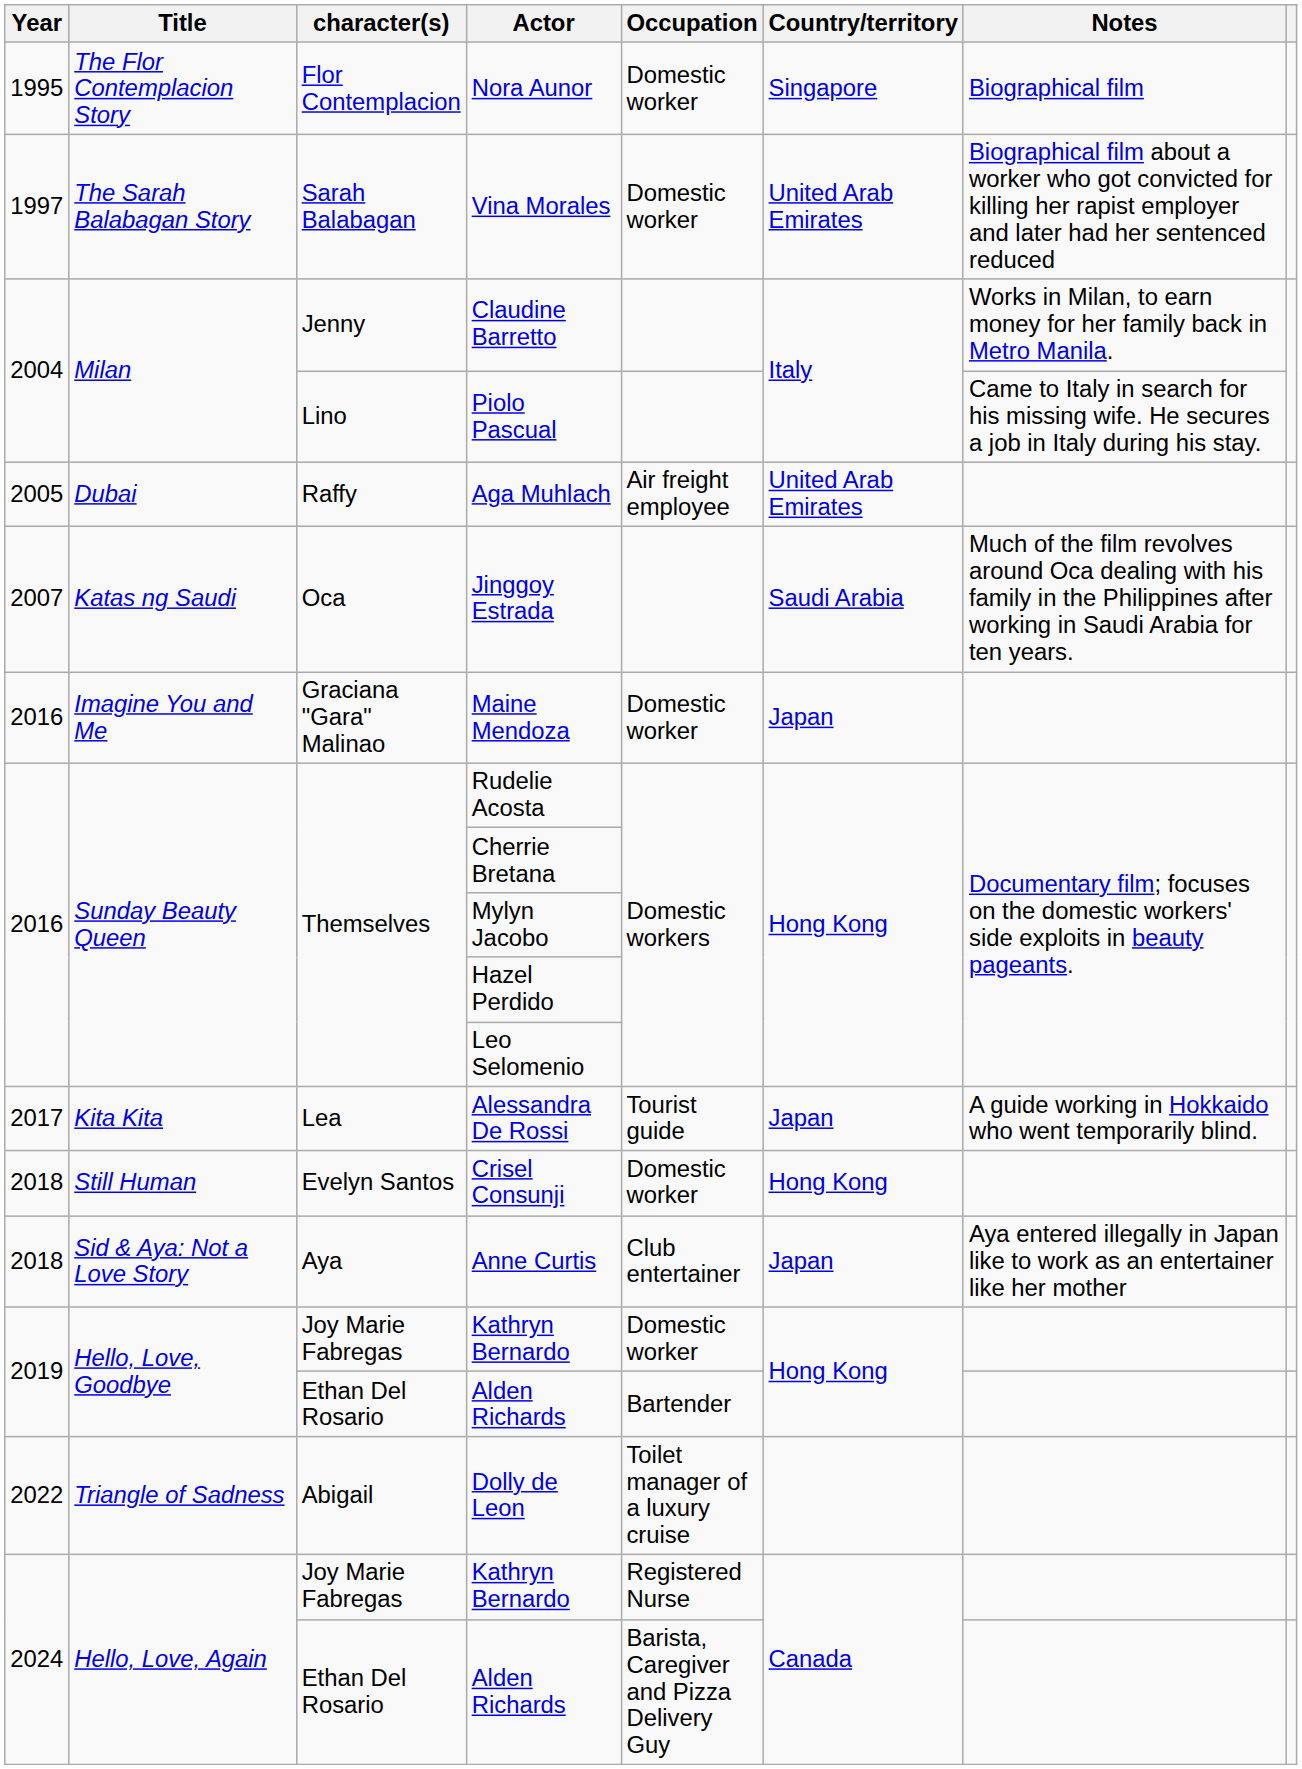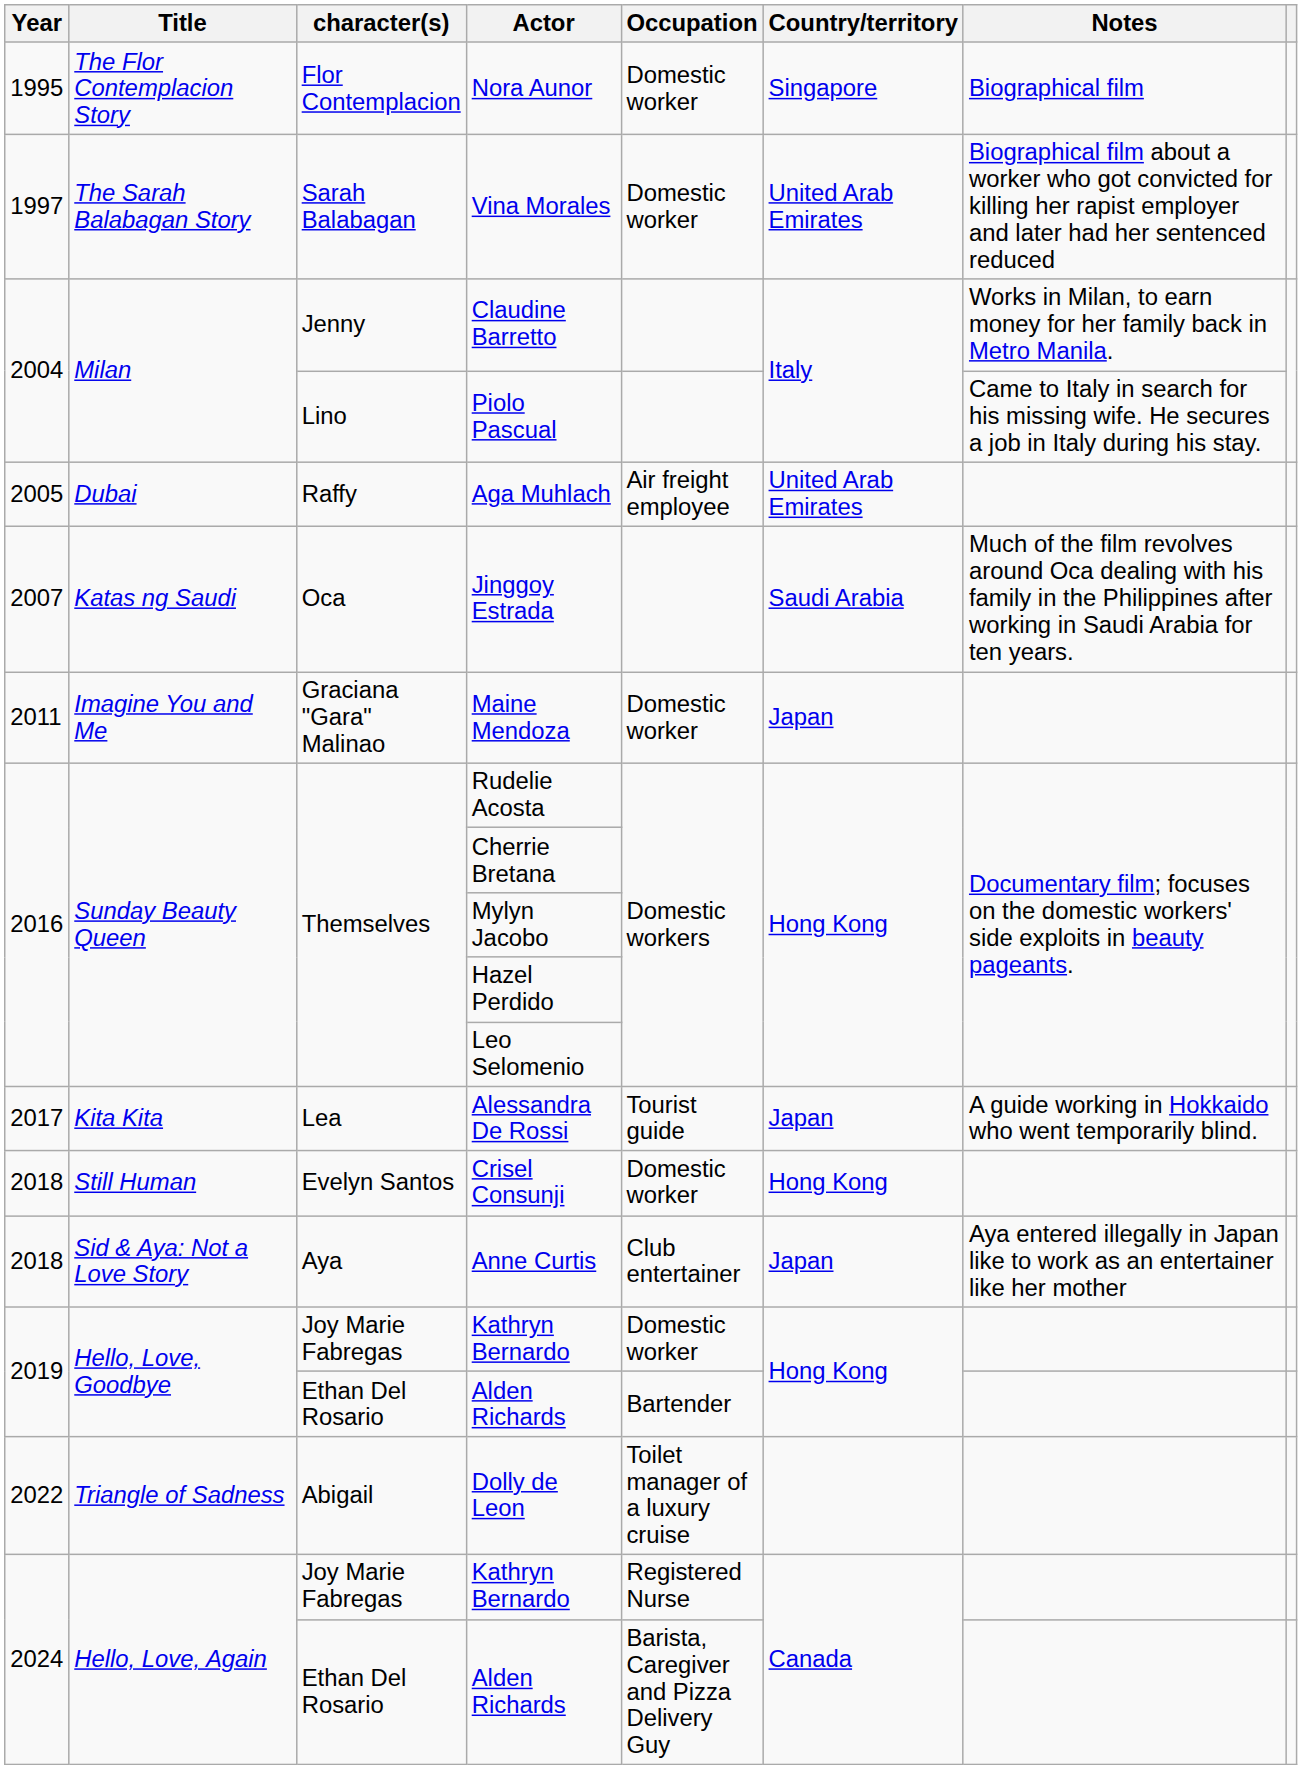(37, 717) 2016 -> (36, 717) 2011
